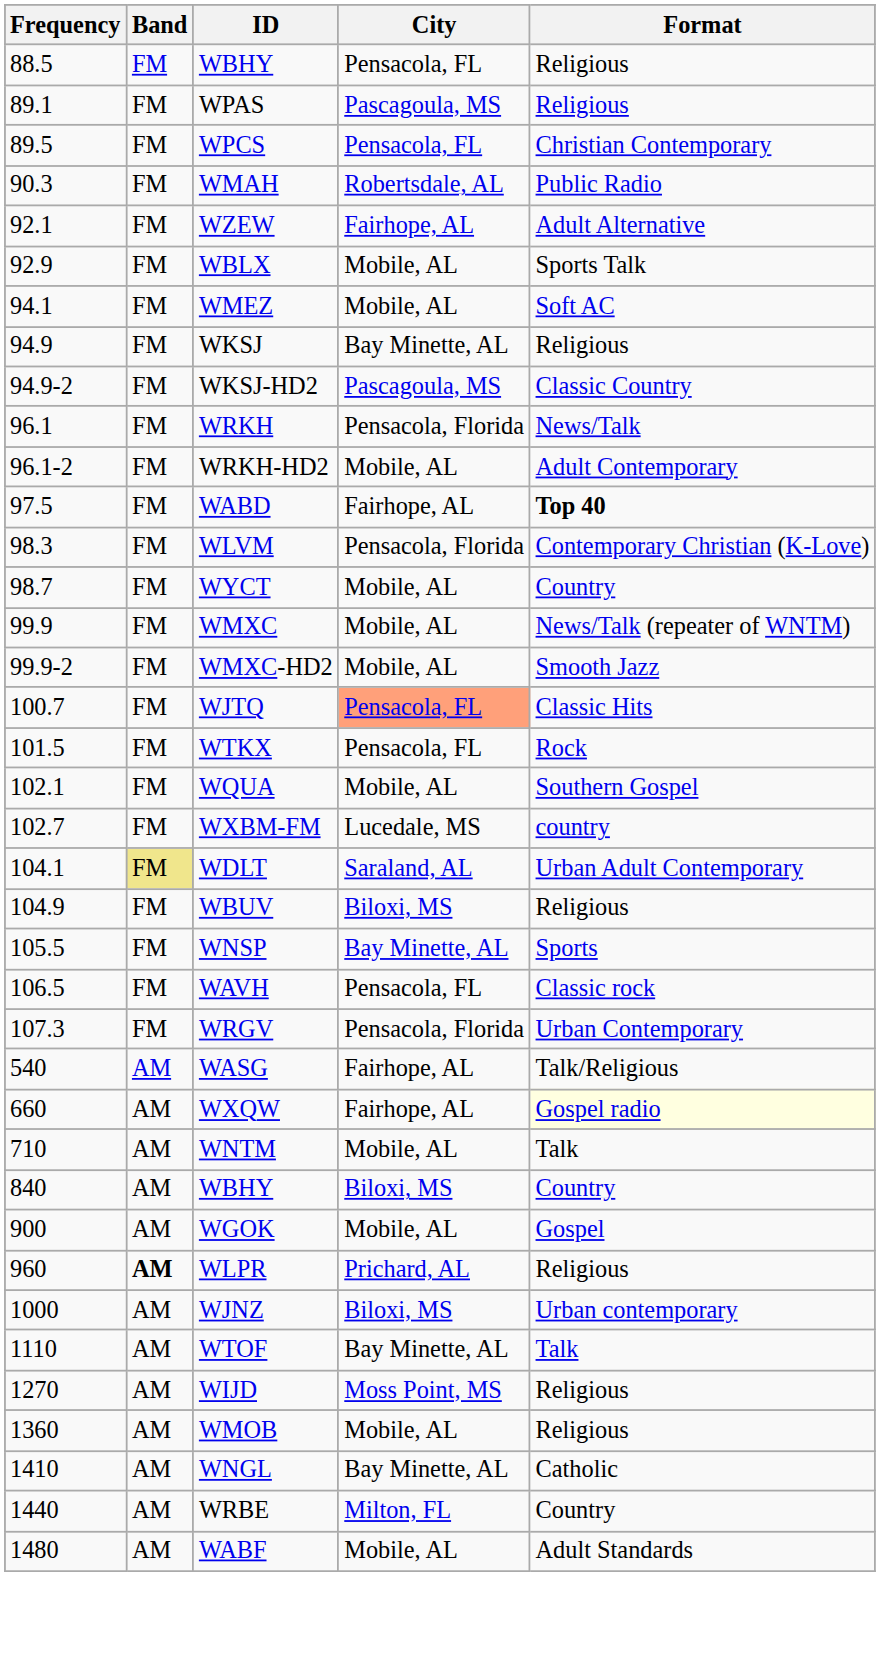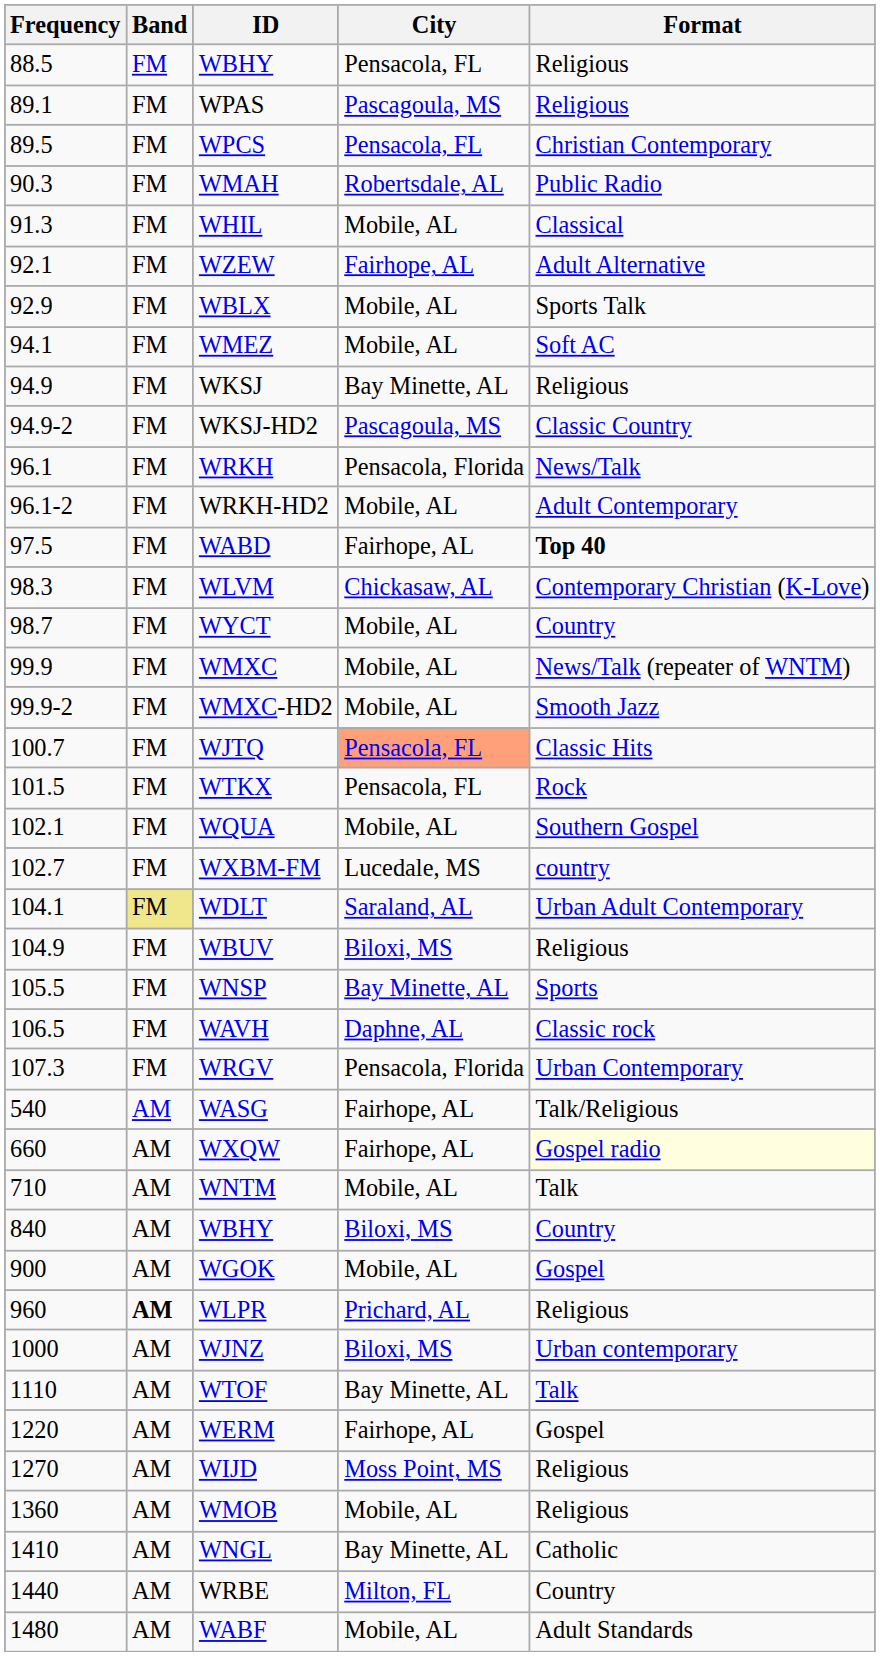+ row: (31, 225)
(434, 546) Pensacola, Florida -> (419, 586) Chickasaw, AL
(413, 988) Pensacola, FL -> (404, 1028) Daphne, AL
+ row: (34, 1430)
